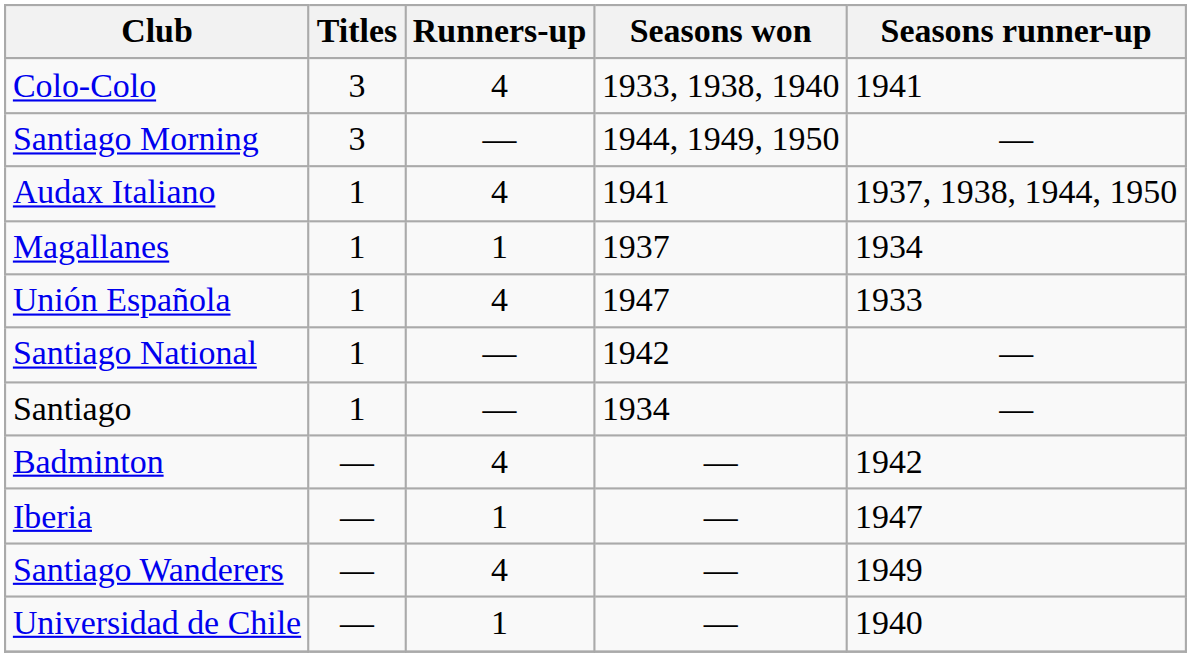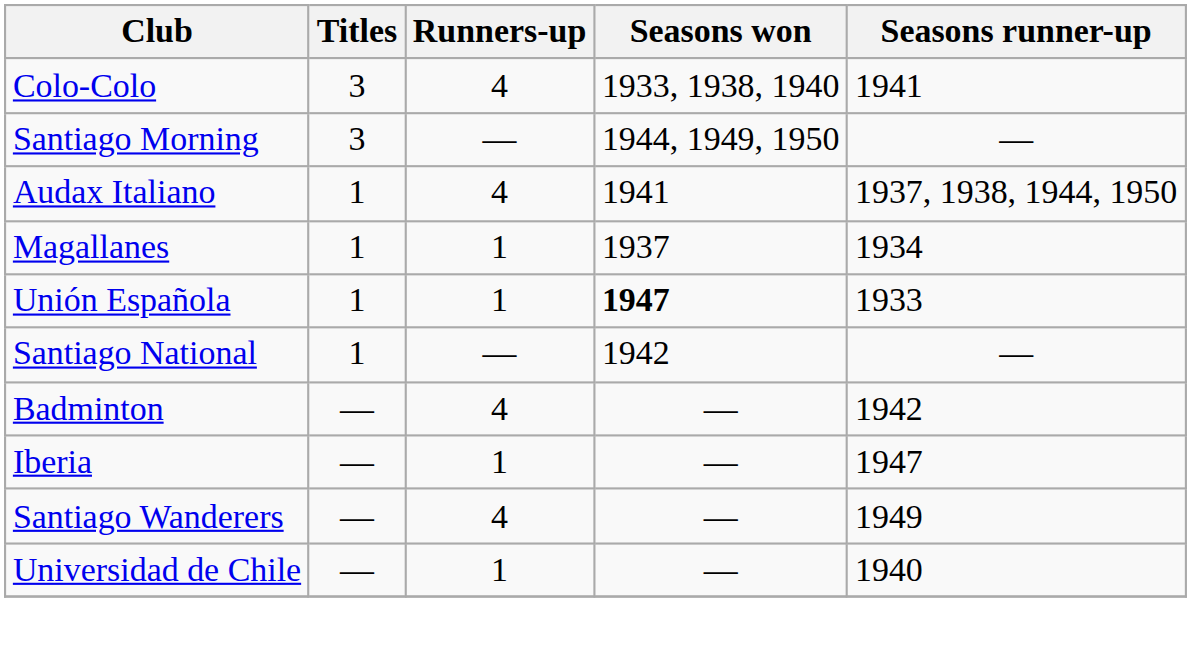(500, 300) 4 -> (500, 300) 1
(636, 300) normal -> (636, 300) bold
- row: (72, 407)
